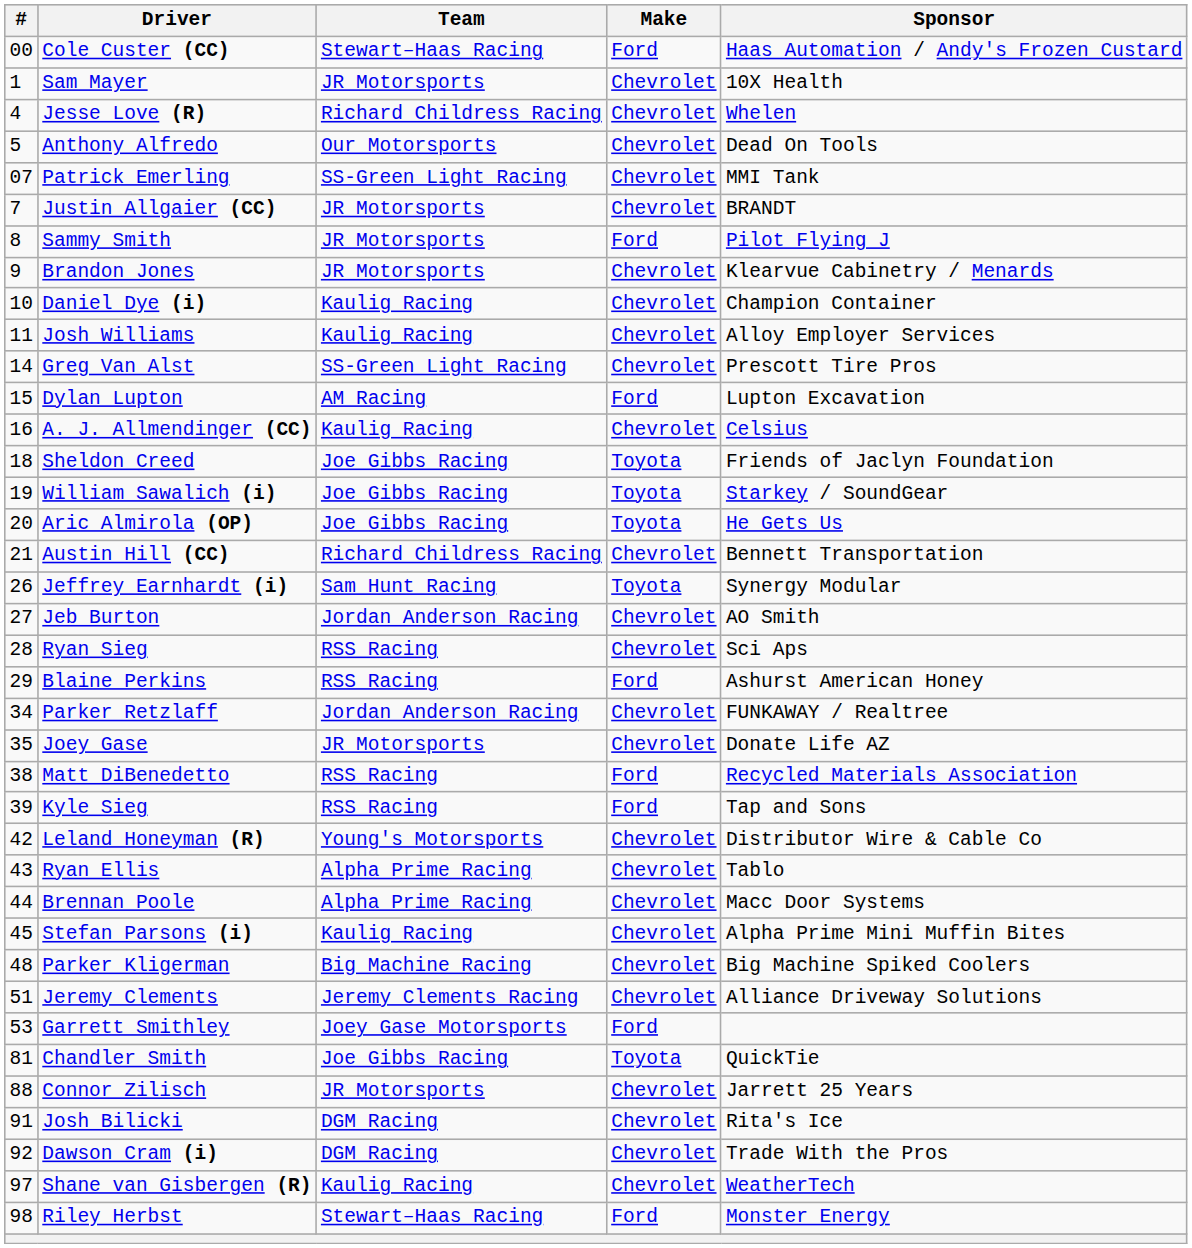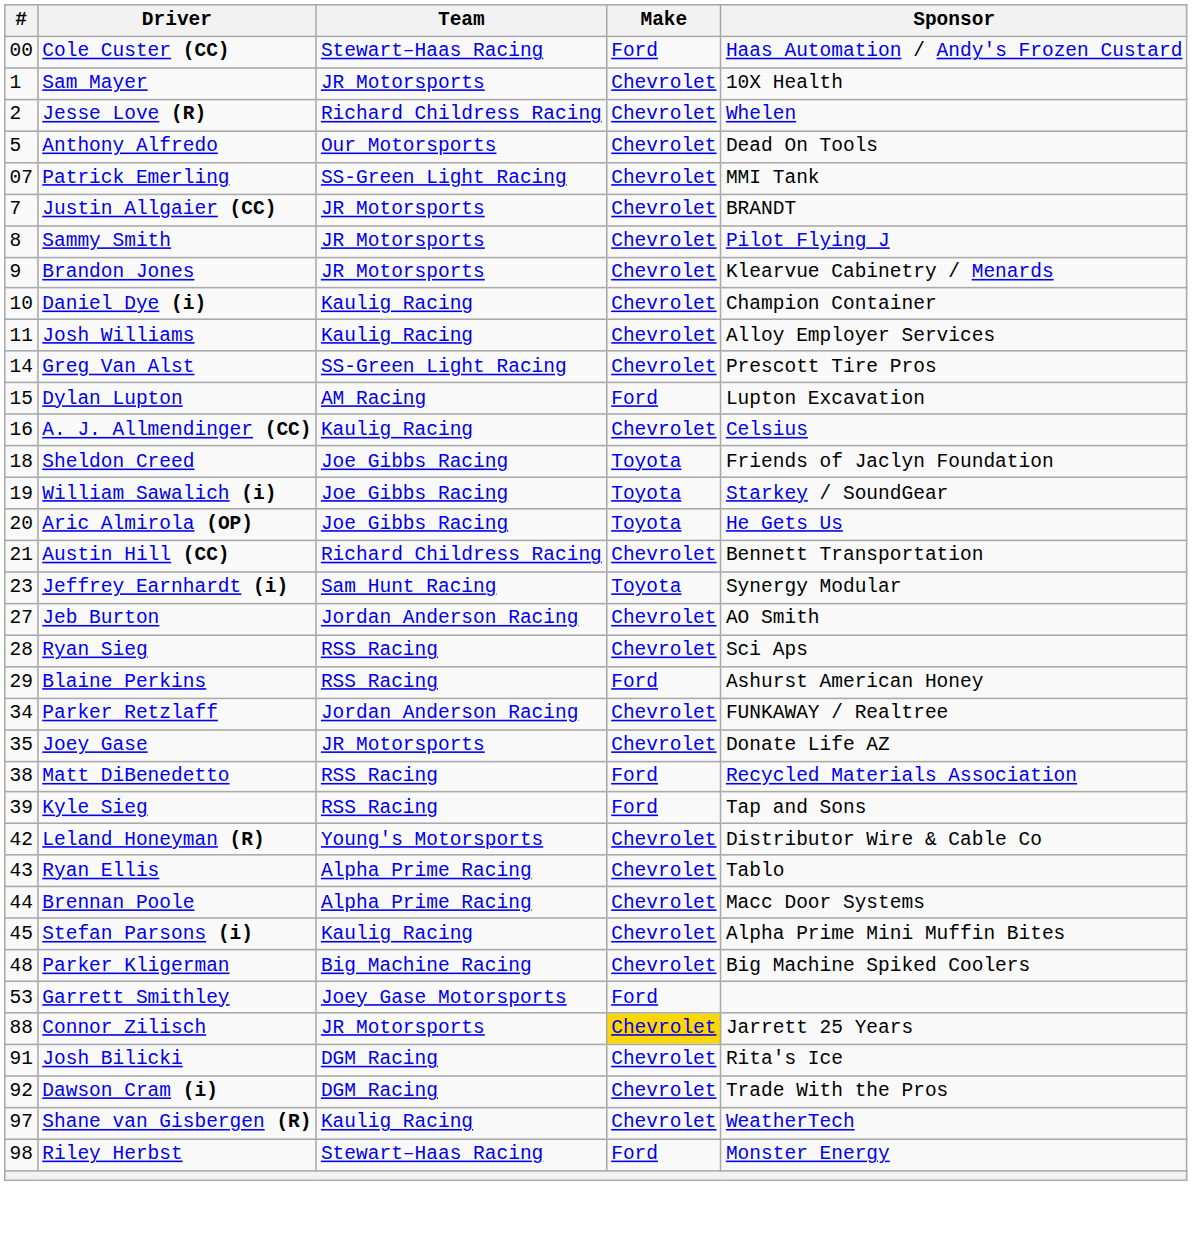(15, 115) 4 -> (15, 115) 2
(635, 241) Ford -> (664, 241) Chevrolet
(21, 588) 26 -> (21, 588) 23
- row: (130, 997)
- row: (124, 1060)
(664, 1092) no background -> (664, 1029) gold background
